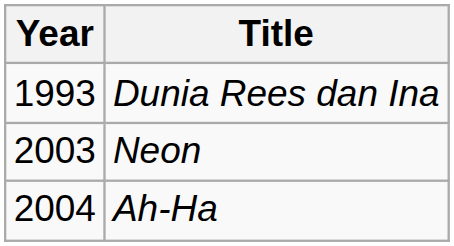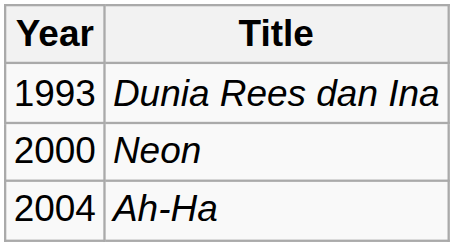(55, 151) 2003 -> (55, 151) 2000
